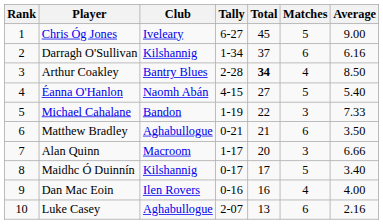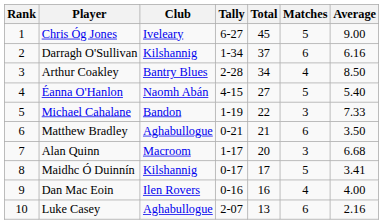(264, 72) bold -> (264, 72) normal
(355, 151) 6.66 -> (355, 151) 6.68
(355, 170) 3.40 -> (355, 170) 3.41
